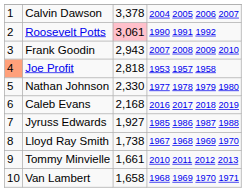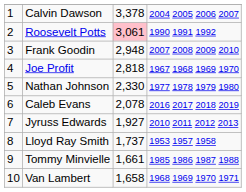(130, 50) 2,943 -> (130, 50) 2,948
(10, 68) lightsalmon background -> (10, 68) no background
(183, 68) 1953 1957 1958 -> (194, 68) 1967 1968 1969 1970
(130, 104) 2,168 -> (130, 104) 2,078
(194, 123) 1985 1986 1987 1988 -> (194, 123) 2010 2011 2012 2013
(130, 141) 1,738 -> (130, 141) 1,737
(194, 141) 1967 1968 1969 1970 -> (183, 141) 1953 1957 1958
(194, 160) 2010 2011 2012 2013 -> (194, 160) 1985 1986 1987 1988
